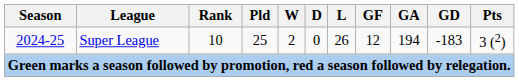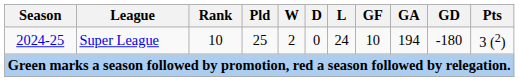(342, 40) 26 -> (342, 40) 24
(373, 40) 12 -> (373, 40) 10
(449, 40) -183 -> (449, 40) -180
